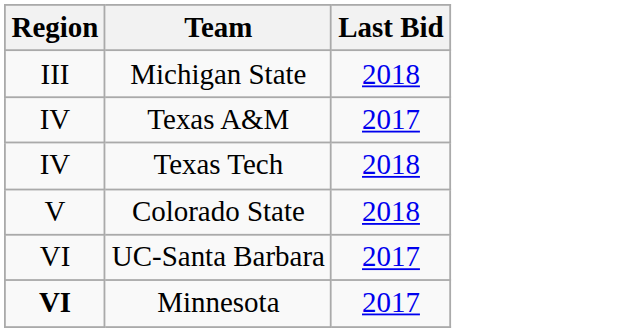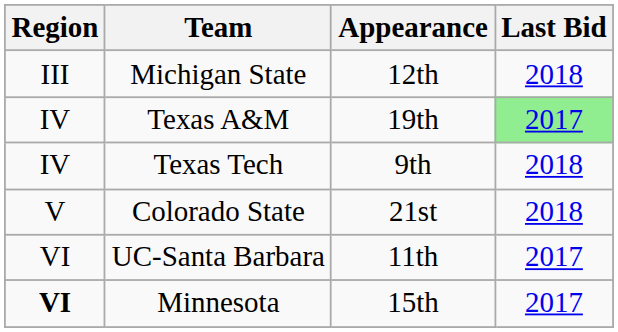+ column: (413, 27)
(391, 119) no background -> (554, 119) lightgreen background
